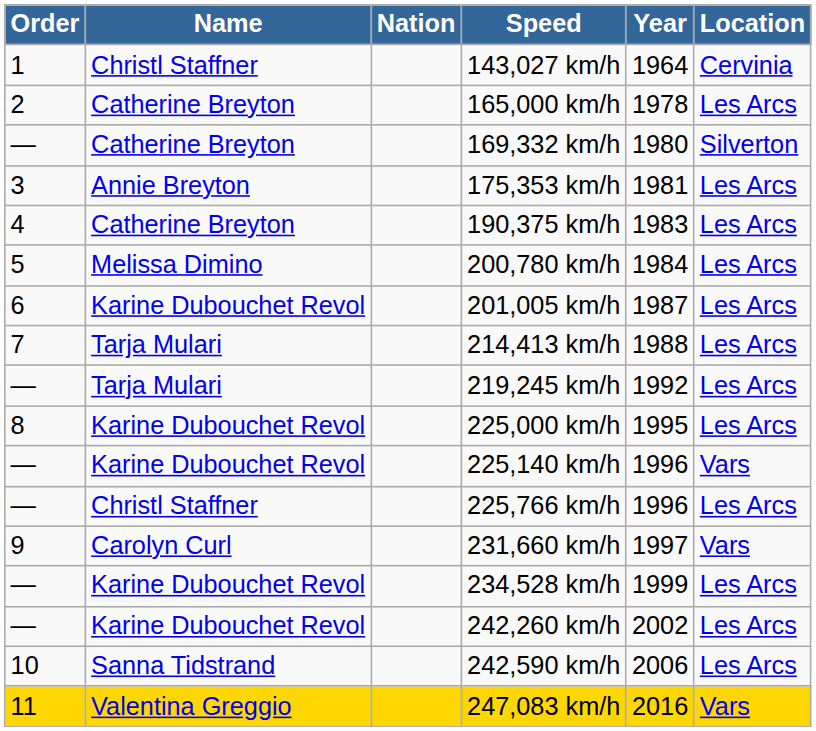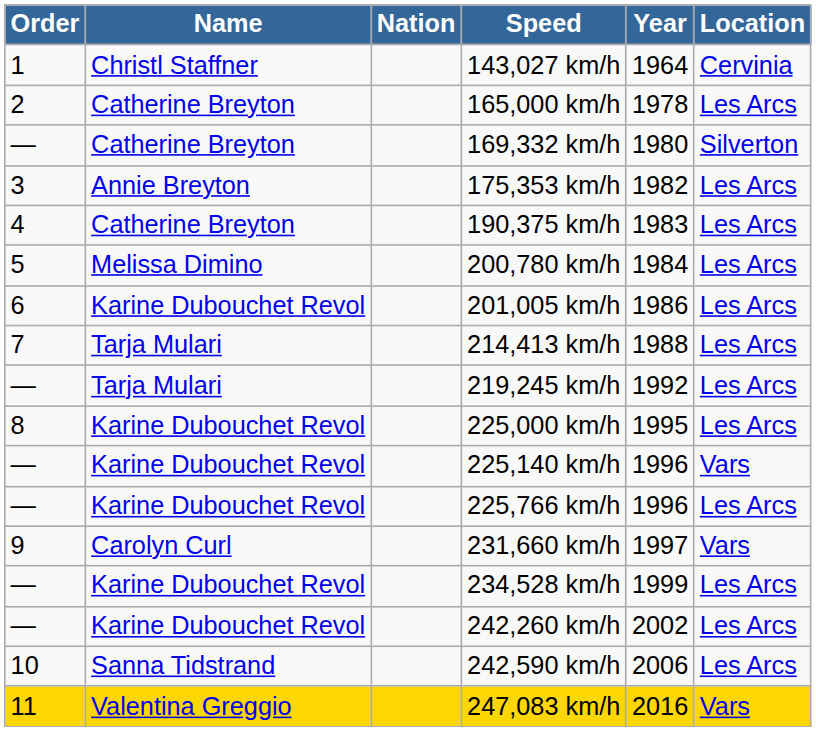(660, 184) 1981 -> (660, 184) 1982
(660, 305) 1987 -> (660, 305) 1986
(174, 505) Christl Staffner -> (228, 505) Karine Dubouchet Revol
